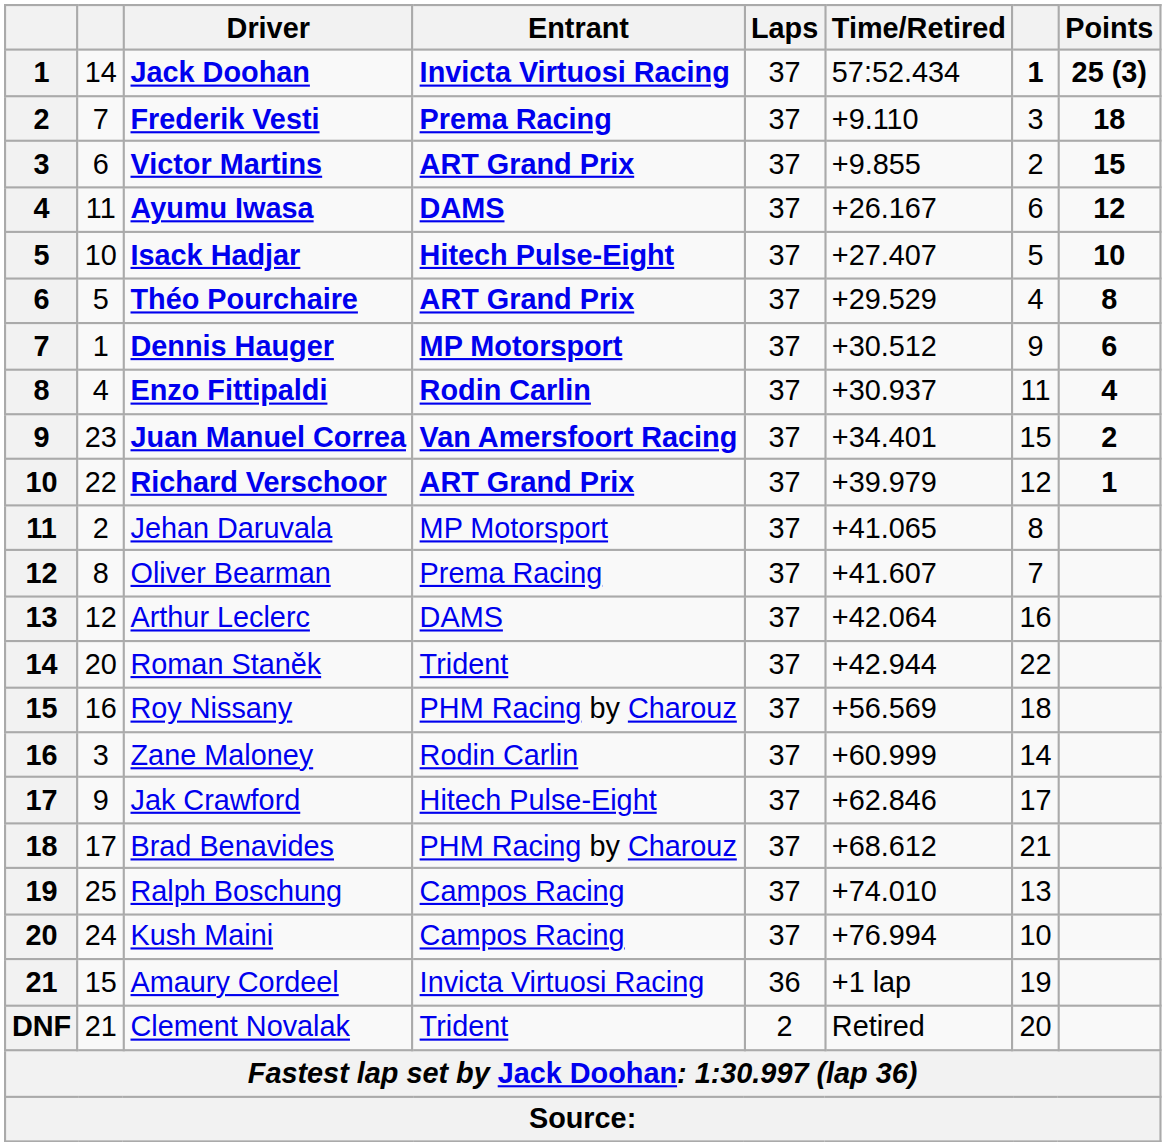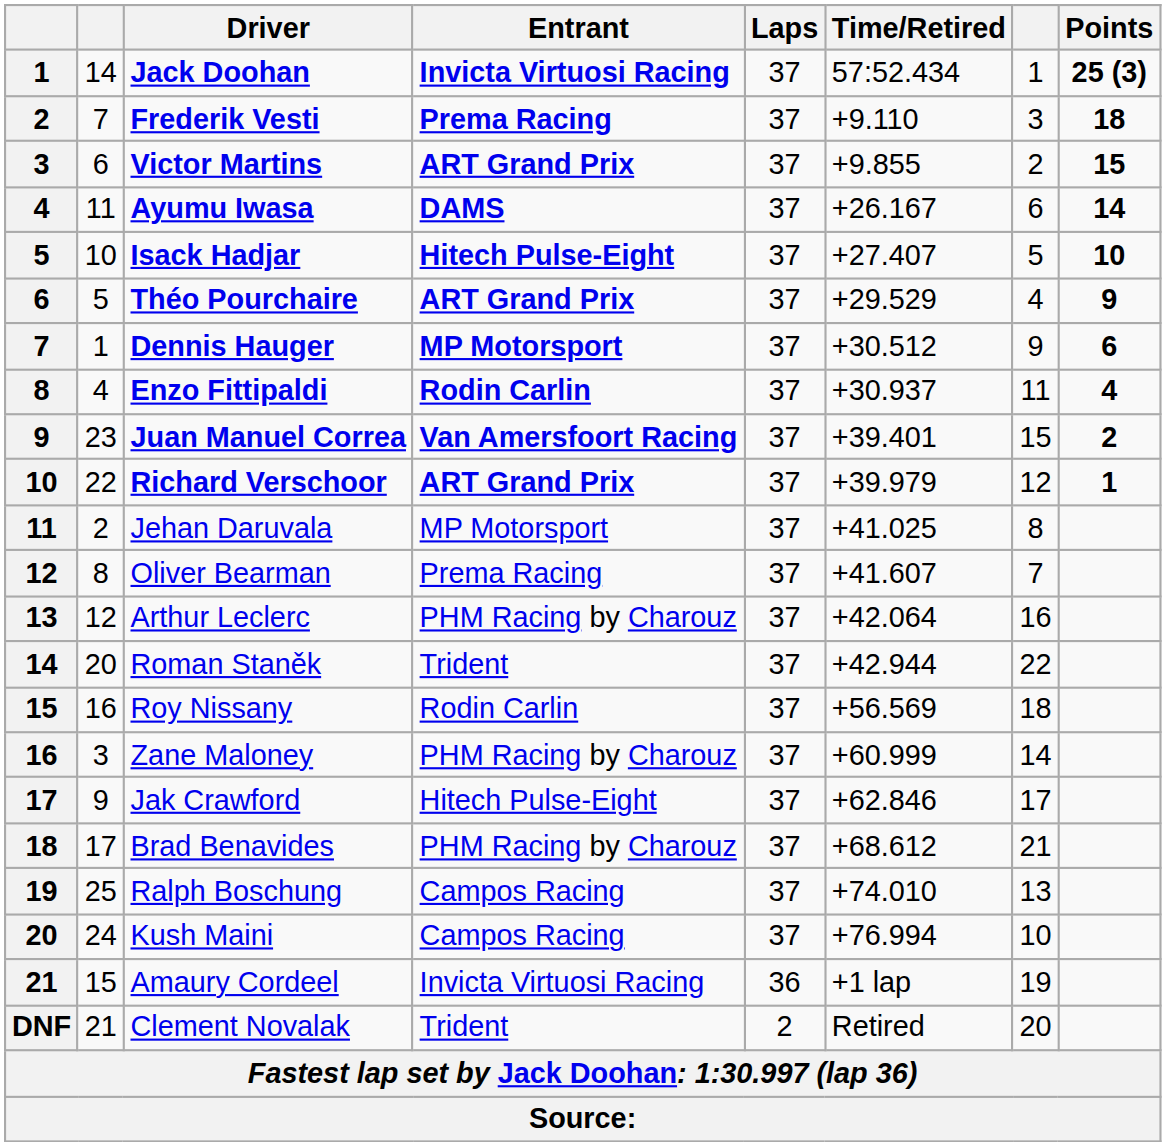(1036, 73) bold -> (1036, 73) normal
(1109, 209) 12 -> (1109, 209) 14
(1109, 300) 8 -> (1109, 300) 9
(884, 436) +34.401 -> (884, 436) +39.401
(884, 527) +41.065 -> (884, 527) +41.025
(461, 618) DAMS -> (578, 618) PHM Racing by Charouz
(578, 709) PHM Racing by Charouz -> (499, 709) Rodin Carlin
(499, 755) Rodin Carlin -> (578, 755) PHM Racing by Charouz
